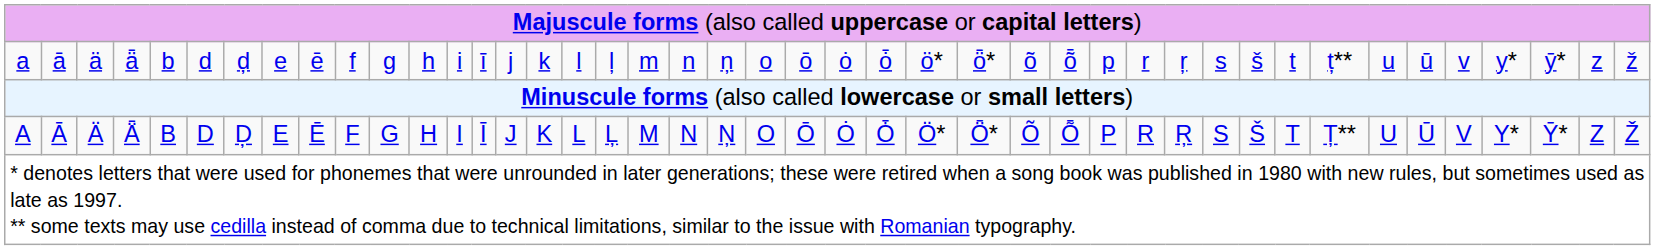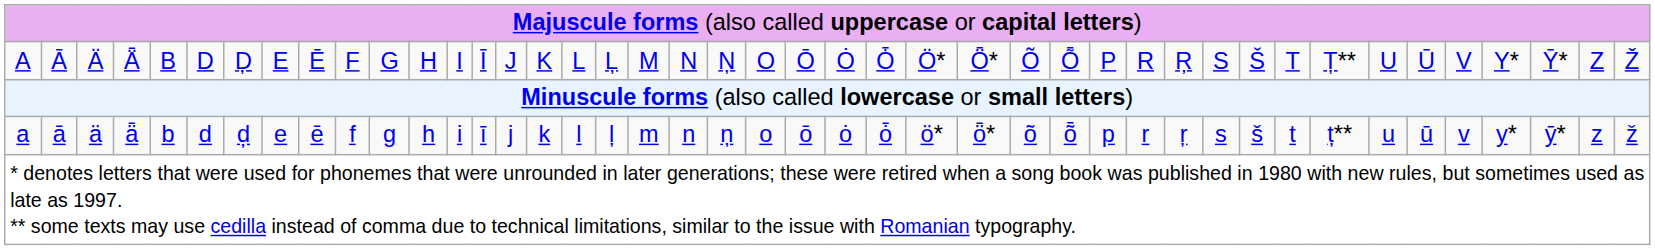rows swapped: (23, 135) <-> (23, 60)
